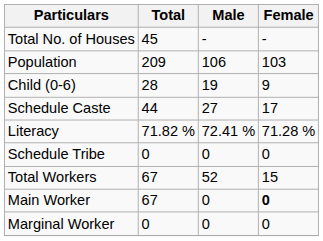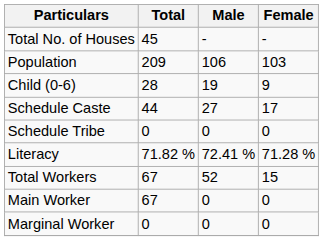rows swapped: (56, 154) <-> (33, 131)
(266, 200) bold -> (266, 200) normal
